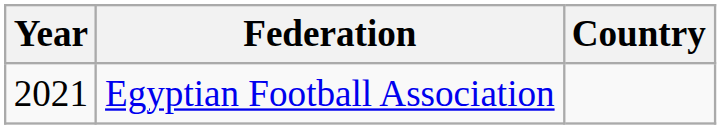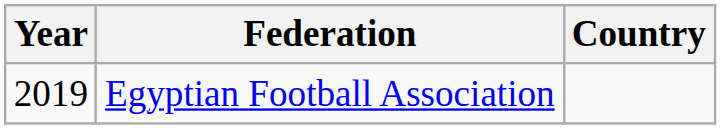(51, 92) 2021 -> (51, 92) 2019
